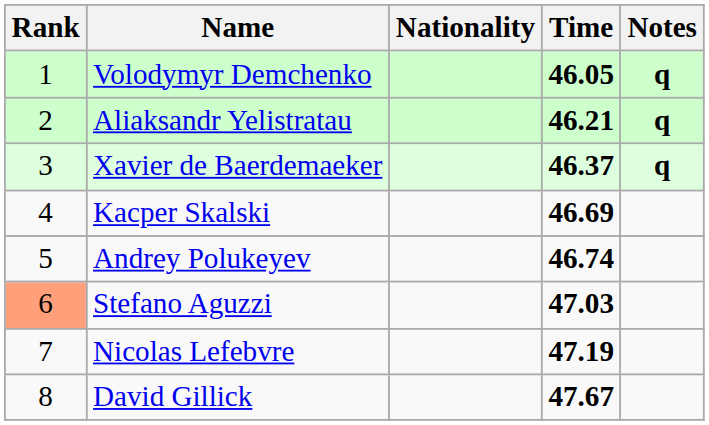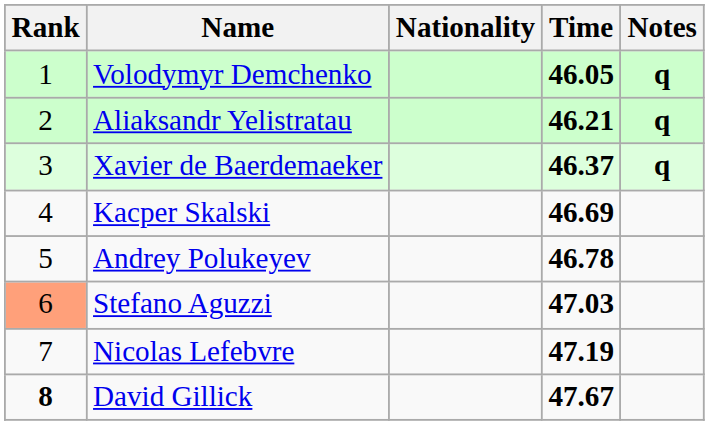(581, 258) 46.74 -> (581, 258) 46.78
(46, 397) normal -> (46, 397) bold
